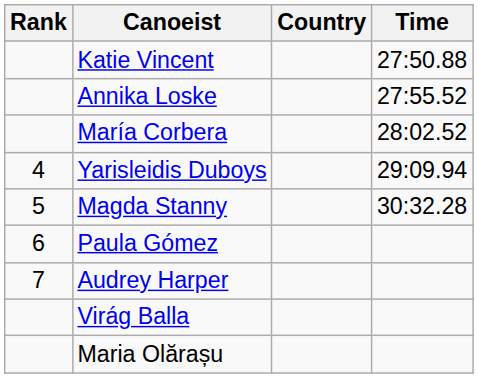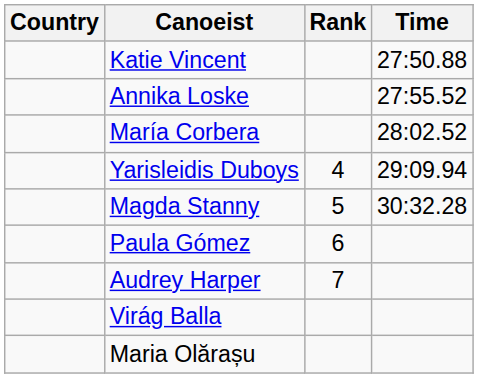columns swapped: (38, 22) <-> (322, 22)
